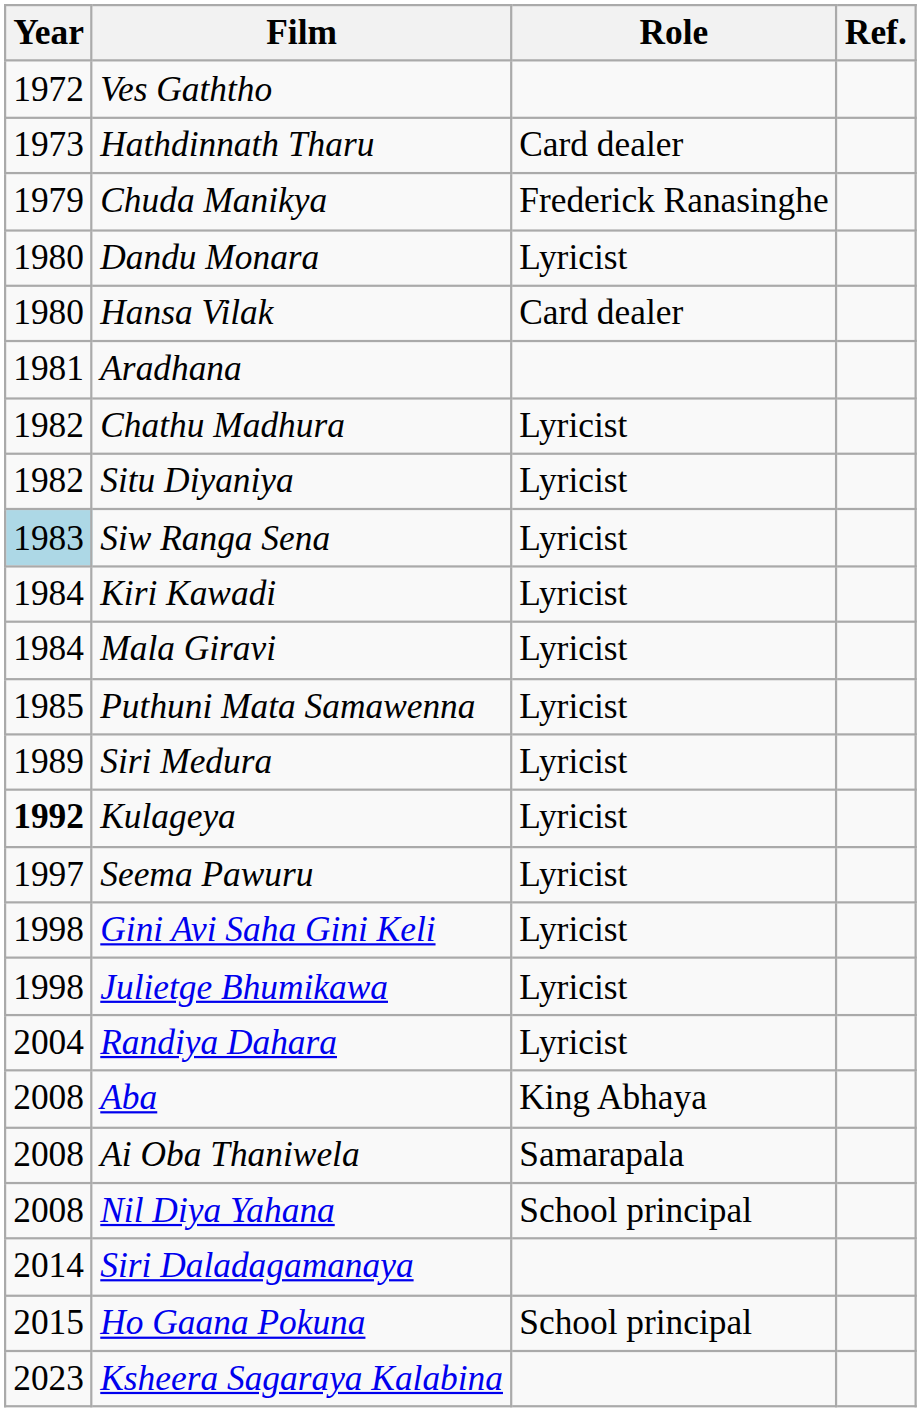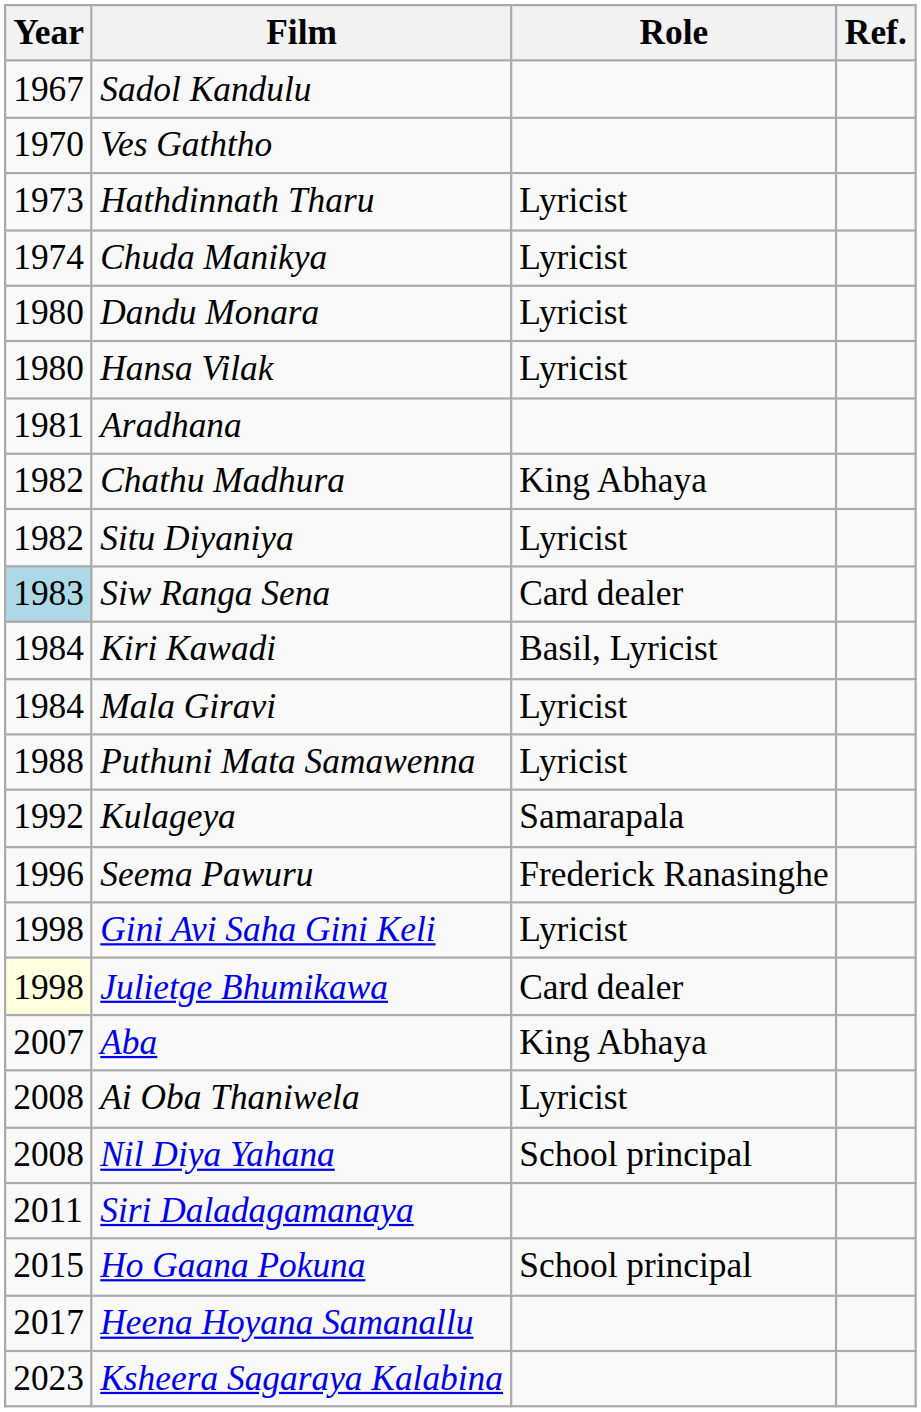+ row: (206, 88)
(49, 88) 1972 -> (49, 144) 1970
(601, 144) Card dealer -> (573, 200) Lyricist
(49, 200) 1979 -> (49, 256) 1974
(674, 200) Frederick Ranasinghe -> (573, 256) Lyricist
(601, 312) Card dealer -> (573, 369) Lyricist
(573, 425) Lyricist -> (613, 481) King Abhaya
(573, 537) Lyricist -> (601, 593) Card dealer
(573, 593) Lyricist -> (618, 649) Basil, Lyricist
(49, 705) 1985 -> (49, 761) 1988
- row: (186, 761)
(49, 817) bold -> (49, 817) normal
(573, 817) Lyricist -> (602, 817) Samarapala
(49, 873) 1997 -> (49, 873) 1996
(573, 873) Lyricist -> (674, 873) Frederick Ranasinghe
(49, 985) no background -> (49, 985) lightyellow background
(573, 985) Lyricist -> (601, 985) Card dealer
- row: (219, 1041)
(49, 1098) 2008 -> (49, 1041) 2007
(602, 1154) Samarapala -> (573, 1098) Lyricist
(49, 1266) 2014 -> (48, 1210) 2011
+ row: (287, 1322)
